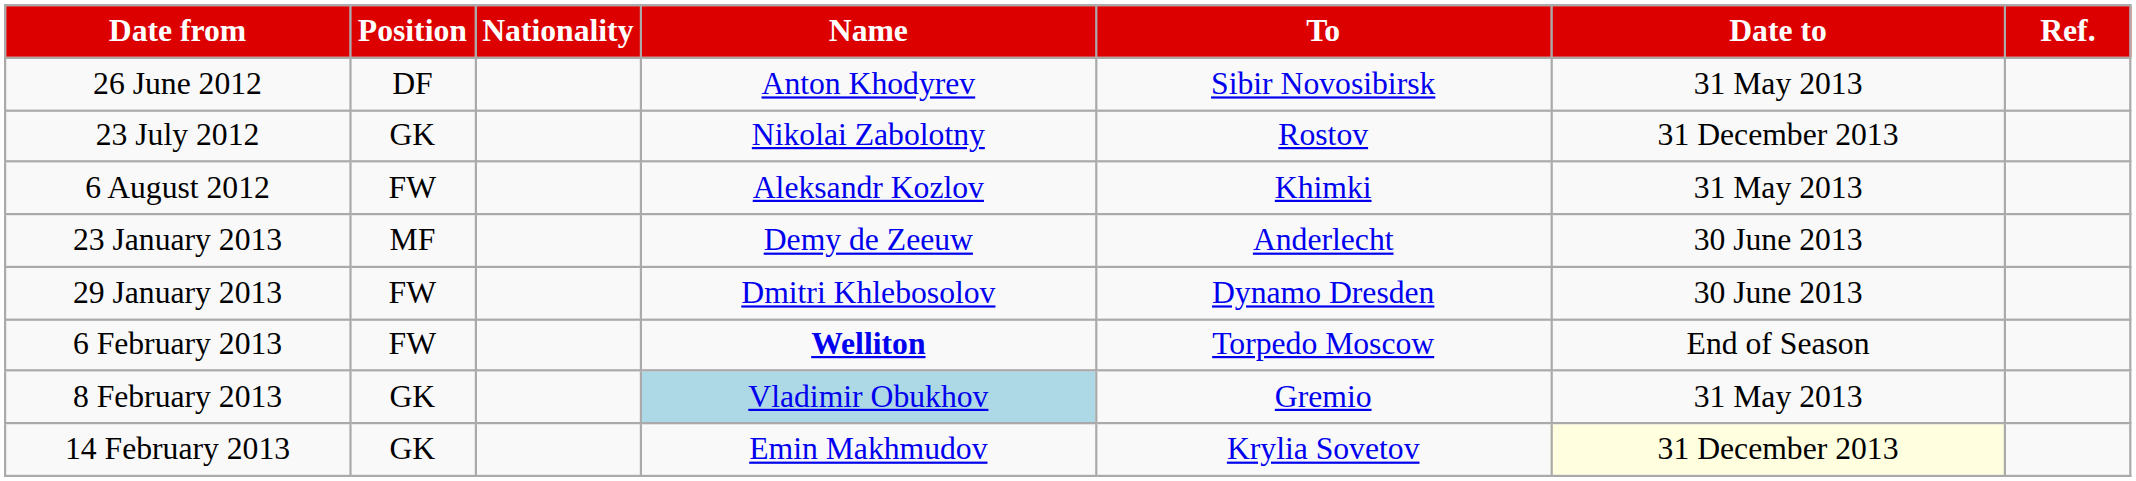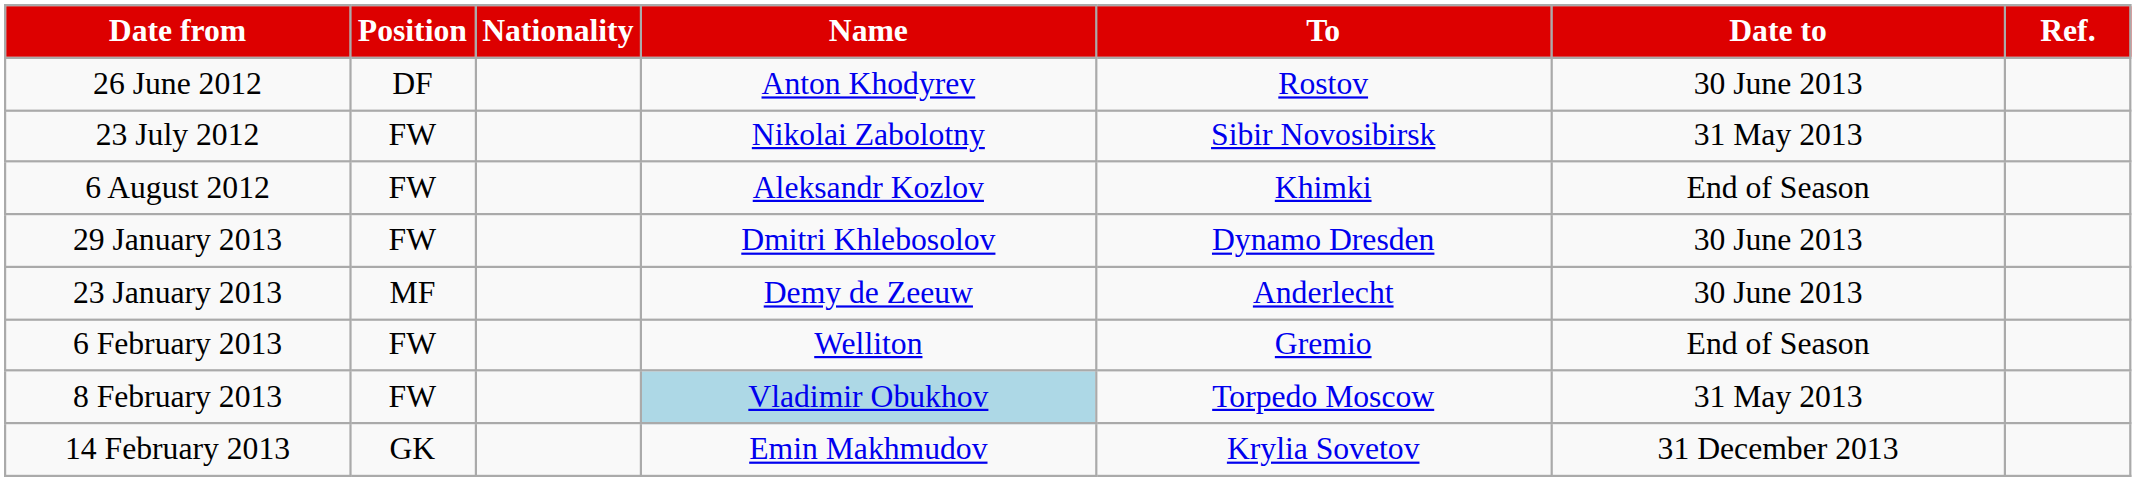(1323, 83) Sibir Novosibirsk -> (1323, 83) Rostov
(1778, 83) 31 May 2013 -> (1778, 83) 30 June 2013
(412, 135) GK -> (412, 135) FW
(1323, 135) Rostov -> (1323, 135) Sibir Novosibirsk
(1778, 135) 31 December 2013 -> (1778, 135) 31 May 2013
(1778, 187) 31 May 2013 -> (1778, 187) End of Season
rows swapped: (178, 240) <-> (178, 292)
(868, 344) bold -> (868, 344) normal
(1323, 344) Torpedo Moscow -> (1323, 344) Gremio
(412, 396) GK -> (412, 396) FW
(1323, 396) Gremio -> (1323, 396) Torpedo Moscow
(1778, 449) lightyellow background -> (1778, 449) no background
